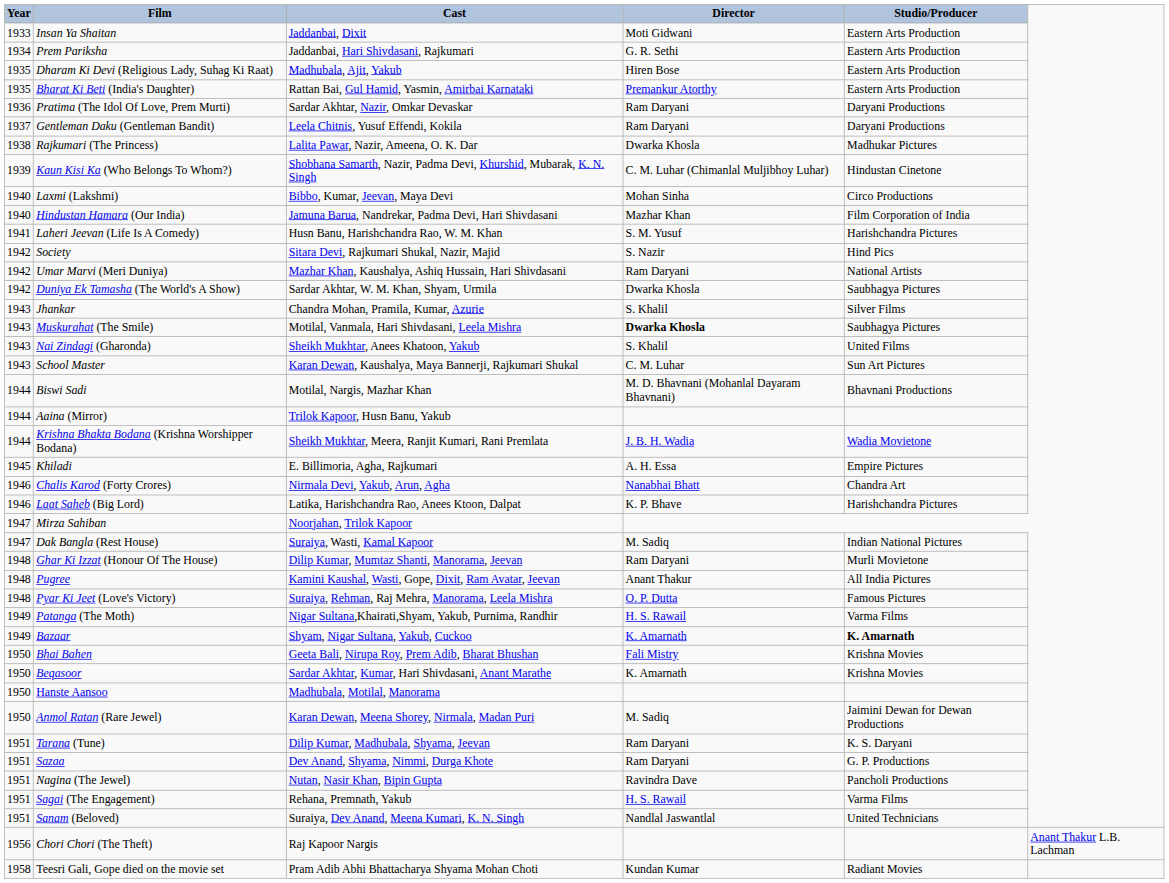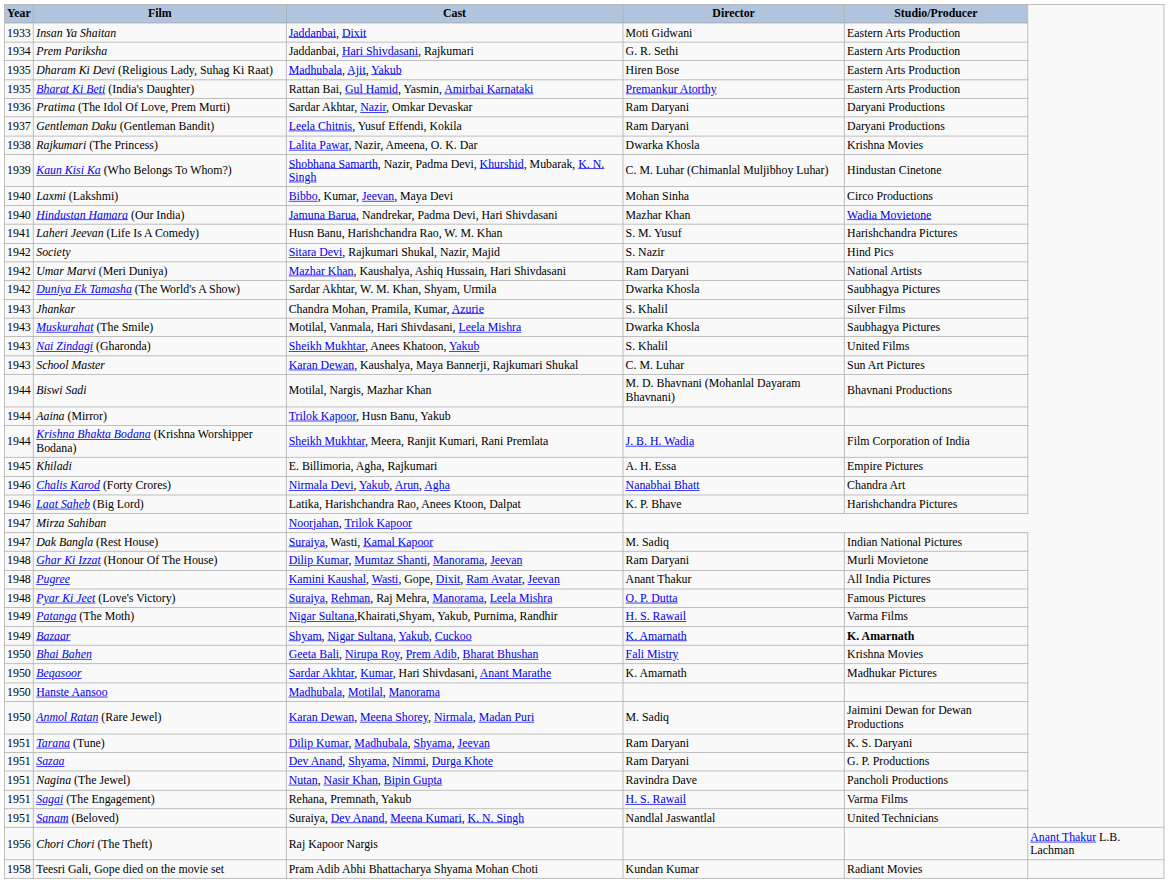(892, 145) Madhukar Pictures -> (885, 145) Krishna Movies
(908, 214) Film Corporation of India -> (889, 214) Wadia Movietone
(665, 327) bold -> (663, 327) normal
(889, 441) Wadia Movietone -> (908, 441) Film Corporation of India
(885, 673) Krishna Movies -> (892, 673) Madhukar Pictures
